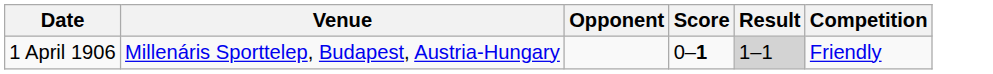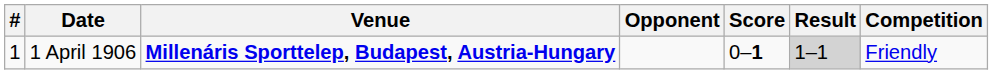+ column: (15, 20)
(342, 52) normal -> (380, 52) bold
